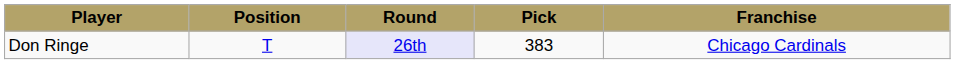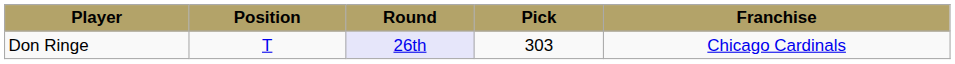(539, 44) 383 -> (539, 44) 303
